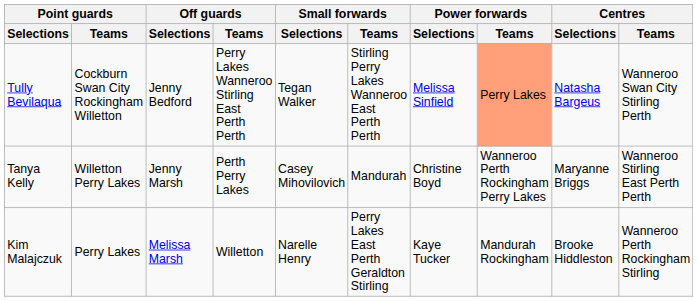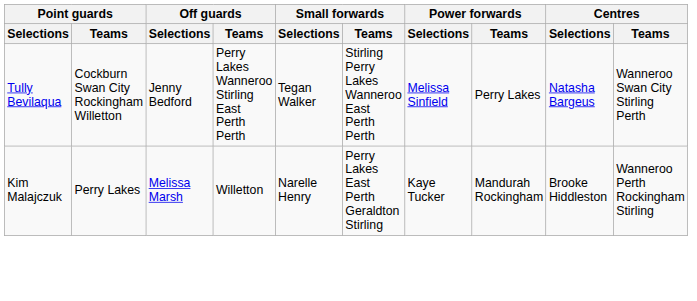(513, 94) lightsalmon background -> (508, 94) no background
- row: (24, 176)
